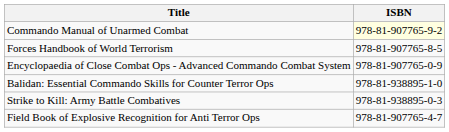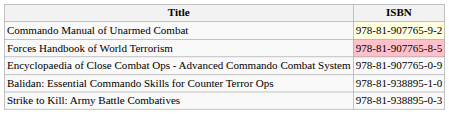(399, 48) no background -> (399, 48) pink background
- row: (133, 118)
